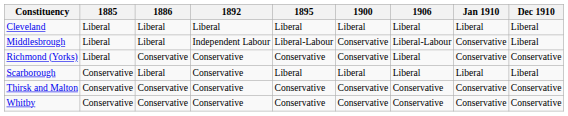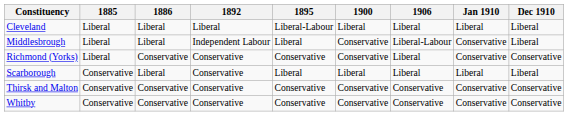(288, 27) Liberal -> (304, 27) Liberal-Labour
(304, 42) Liberal-Labour -> (288, 42) Liberal
